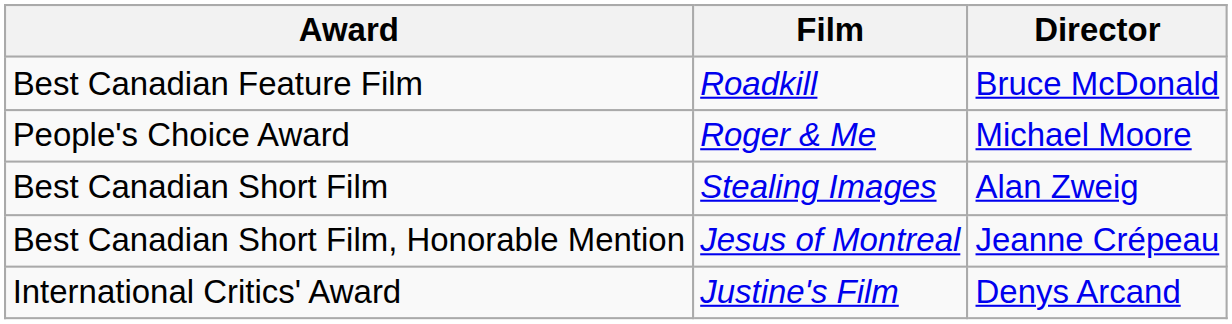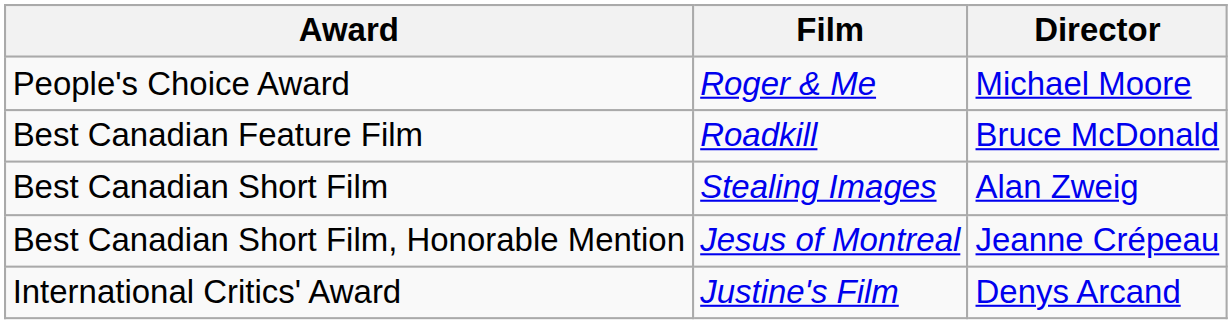rows swapped: (181, 135) <-> (218, 82)
